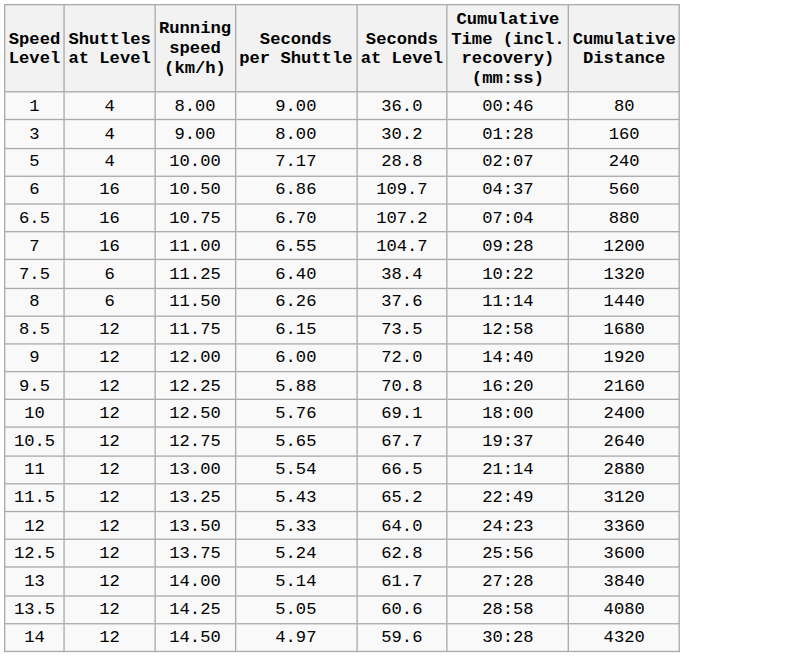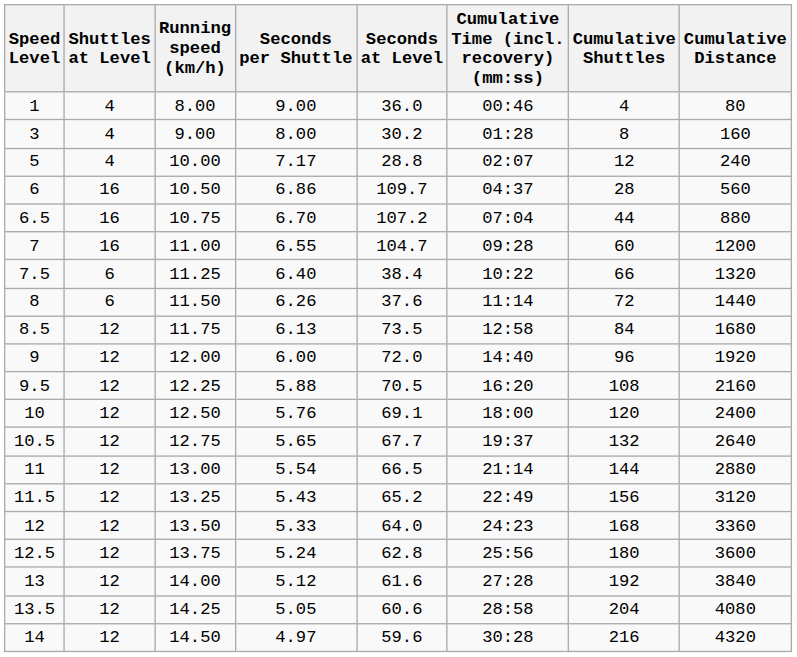+ column: (624, 48)
(296, 330) 6.15 -> (296, 330) 6.13
(402, 386) 70.8 -> (402, 386) 70.5
(296, 581) 5.14 -> (296, 581) 5.12
(402, 581) 61.7 -> (402, 581) 61.6
